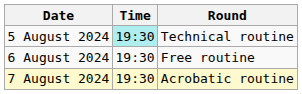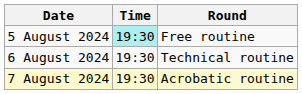(227, 36) Technical routine -> (208, 36) Free routine
(208, 57) Free routine -> (227, 57) Technical routine
